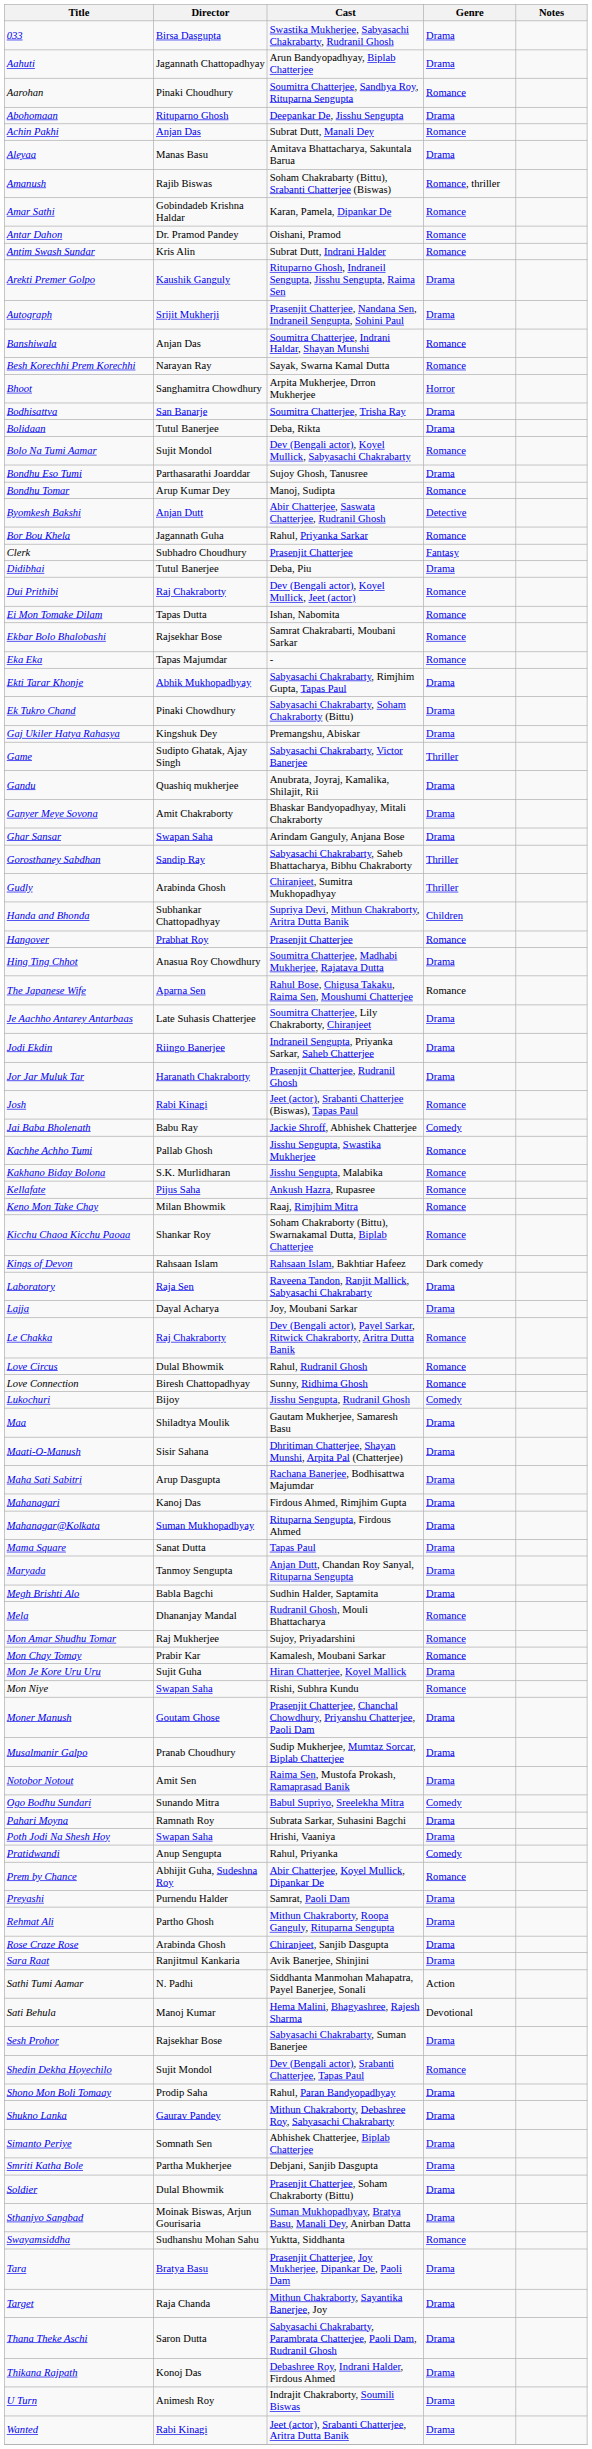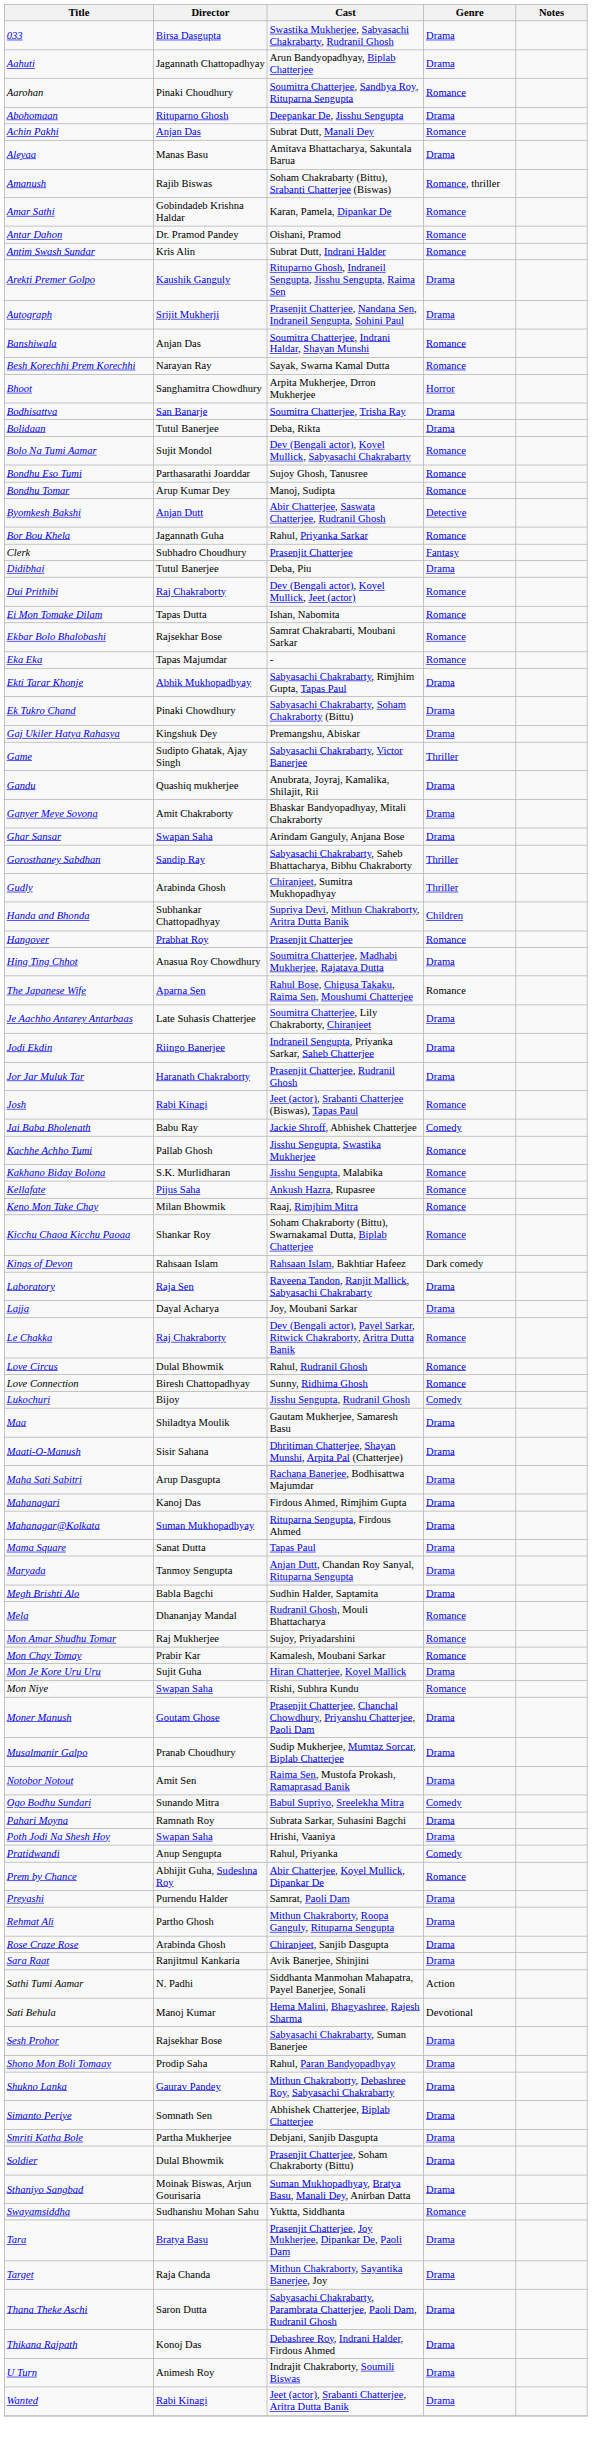(440, 473) Drama -> (446, 473) Romance
- row: (59, 2069)
